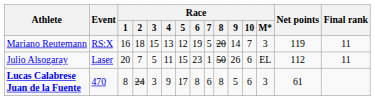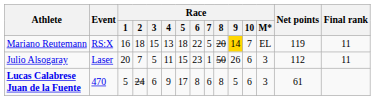(183, 44) 12 -> (183, 44) 18
(197, 44) 19 -> (197, 44) 22
(235, 44) no background -> (235, 44) gold background
(265, 44) 3 -> (265, 44) EL
(265, 60) EL -> (265, 60) 3
(125, 82) 8 -> (125, 82) 5
(154, 82) 3 -> (154, 82) 6
